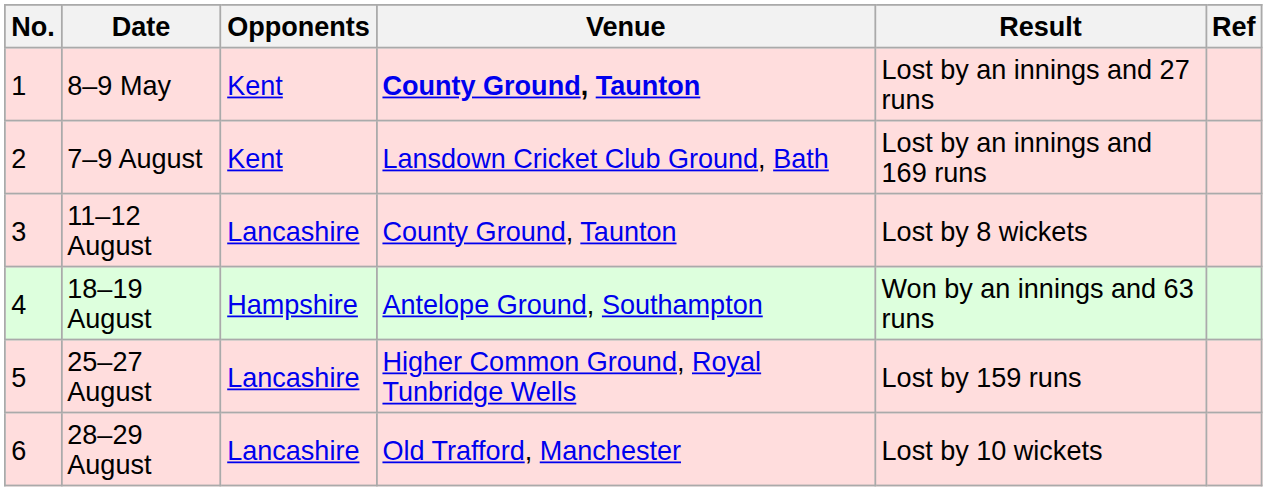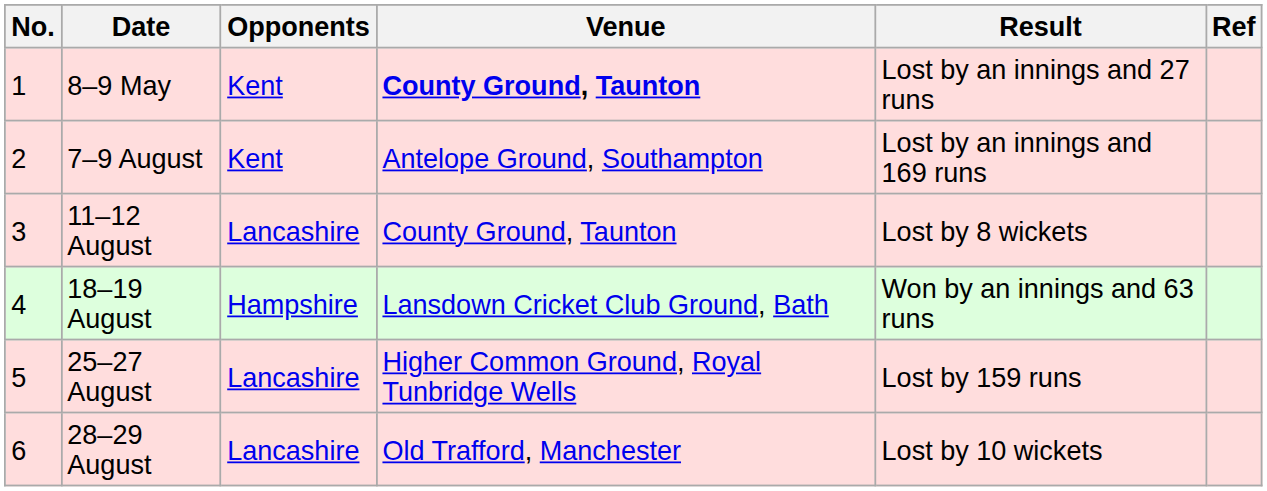(606, 158) Lansdown Cricket Club Ground, Bath -> (573, 158) Antelope Ground, Southampton
(573, 304) Antelope Ground, Southampton -> (606, 304) Lansdown Cricket Club Ground, Bath
